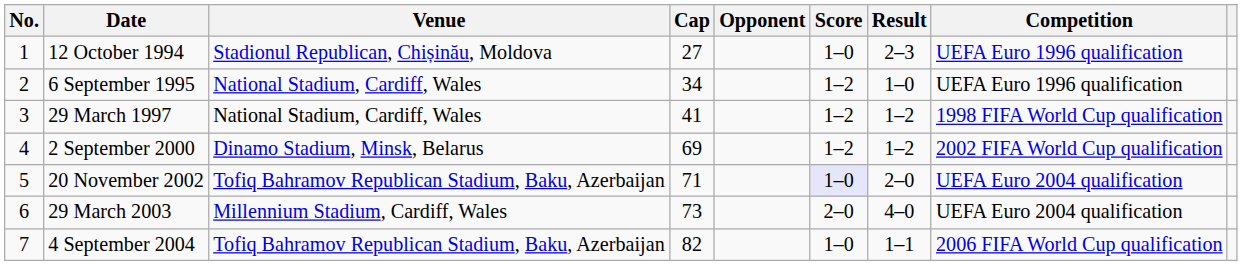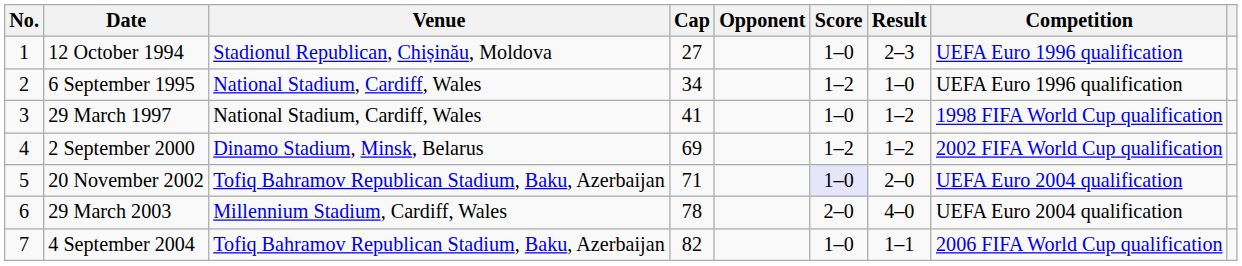(839, 116) 1–2 -> (839, 116) 1–0
(692, 212) 73 -> (692, 212) 78
